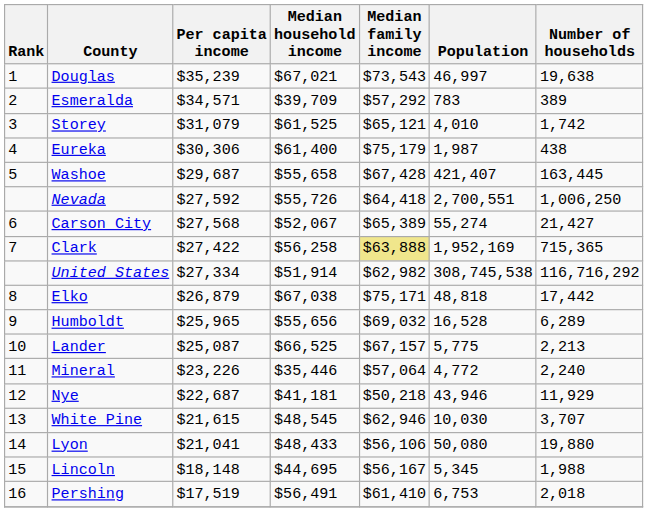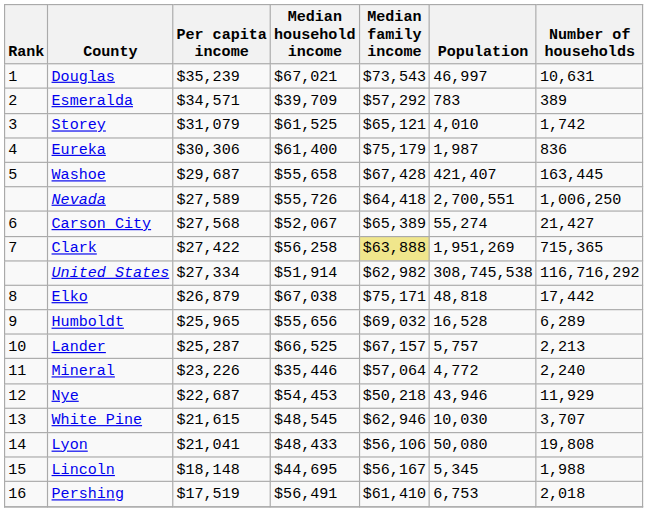(567, 76) 19,638 -> (567, 76) 10,631
(554, 150) 438 -> (554, 150) 836
(208, 199) $27,592 -> (208, 199) $27,589
(474, 248) 1,952,169 -> (474, 248) 1,951,269
(208, 347) $25,087 -> (208, 347) $25,287
(456, 347) 5,775 -> (456, 347) 5,757
(306, 396) $41,181 -> (306, 396) $54,453
(567, 445) 19,880 -> (567, 445) 19,808
